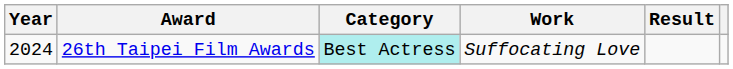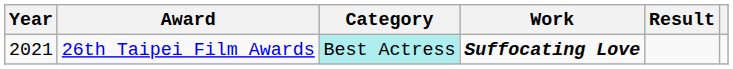(31, 50) 2024 -> (31, 50) 2021
(552, 50) normal -> (552, 50) bold
